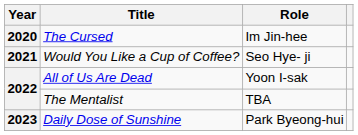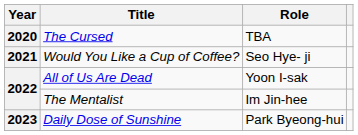(276, 36) Im Jin-hee -> (258, 36) TBA
(258, 99) TBA -> (276, 99) Im Jin-hee
